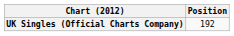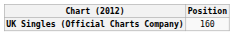(207, 24) 192 -> (207, 24) 160
